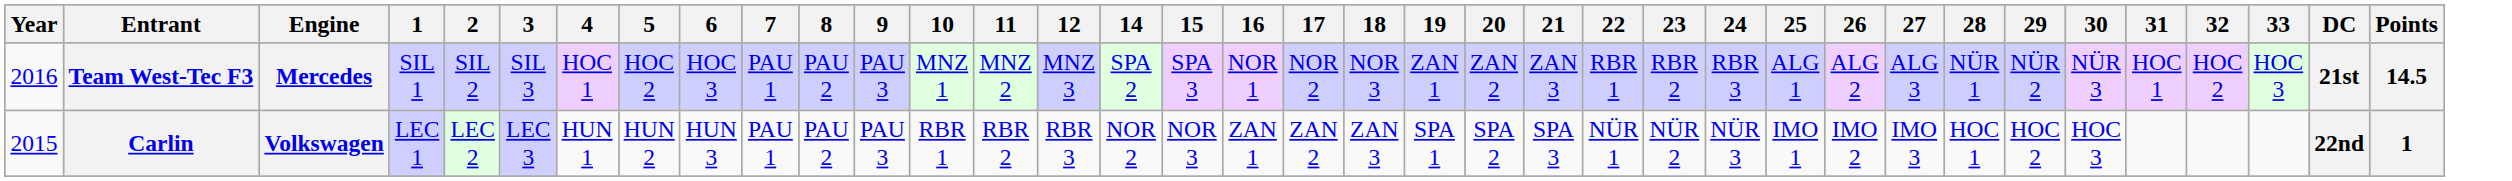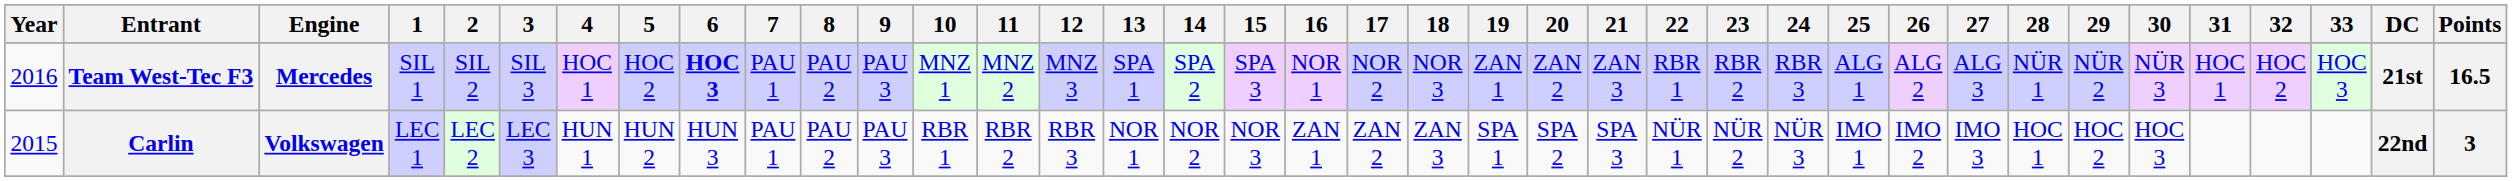+ column: (1134, 23)
(711, 76) normal -> (713, 76) bold
(2407, 76) 14.5 -> (2470, 76) 16.5
(2407, 142) 1 -> (2470, 142) 3
